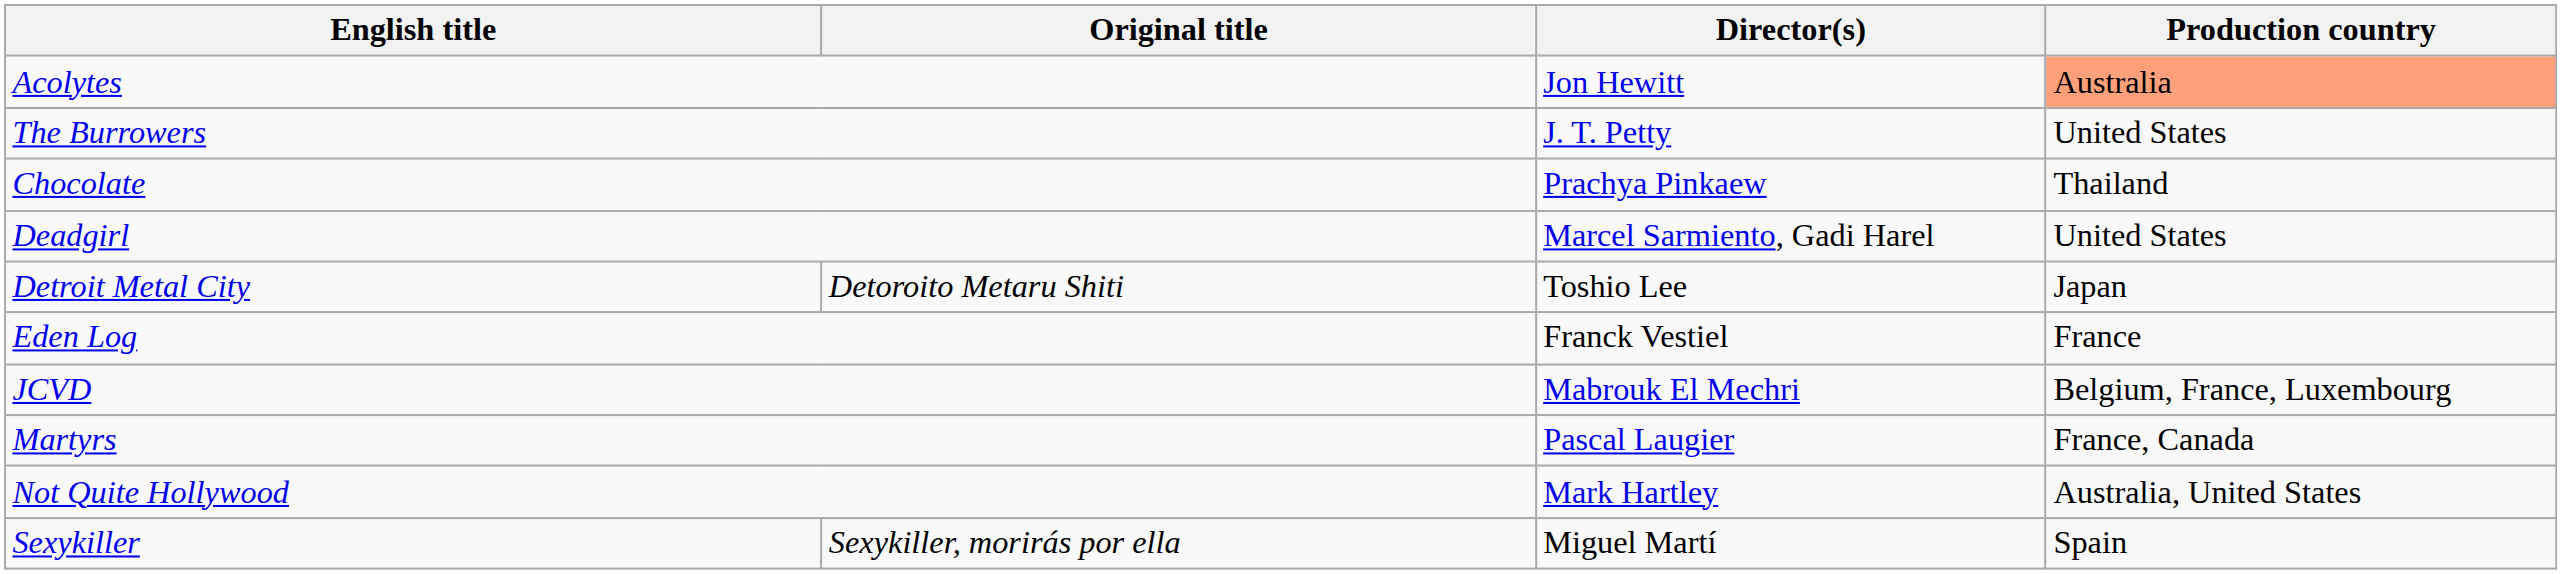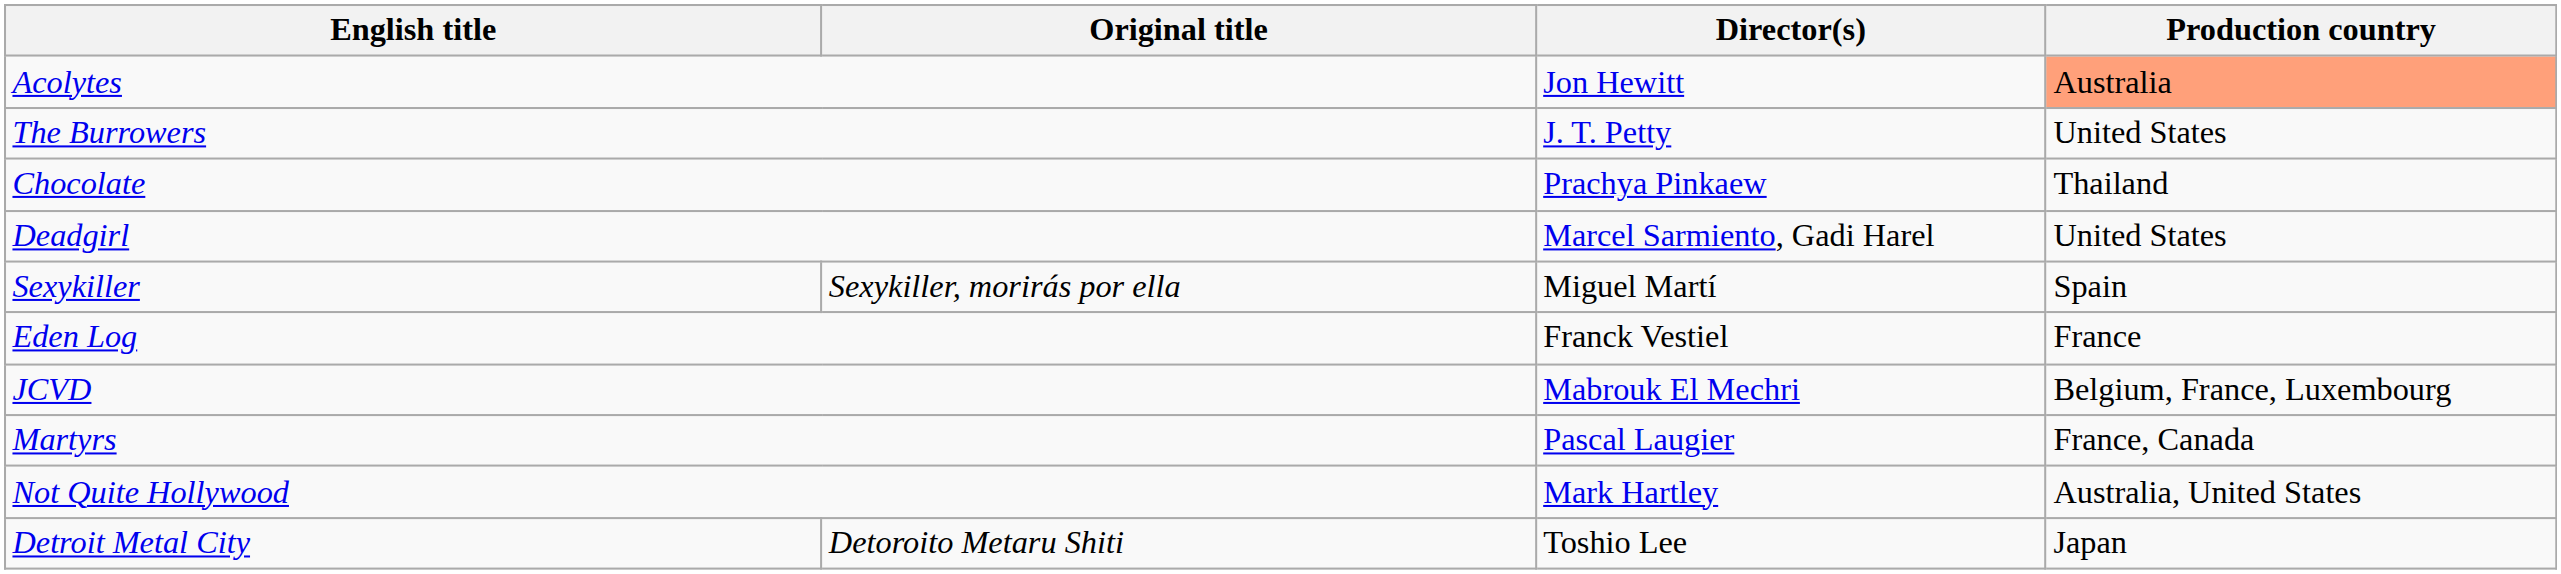rows swapped: (131, 286) <-> (76, 542)
